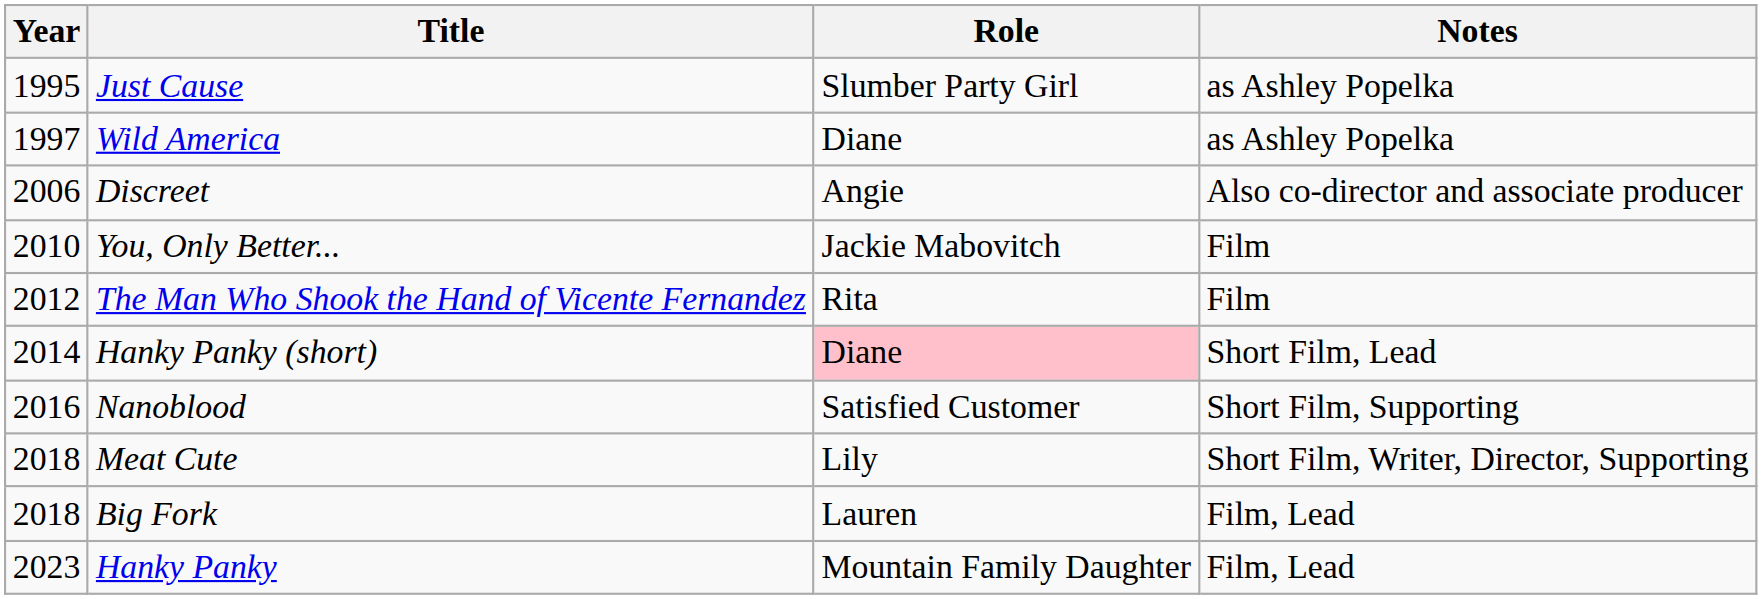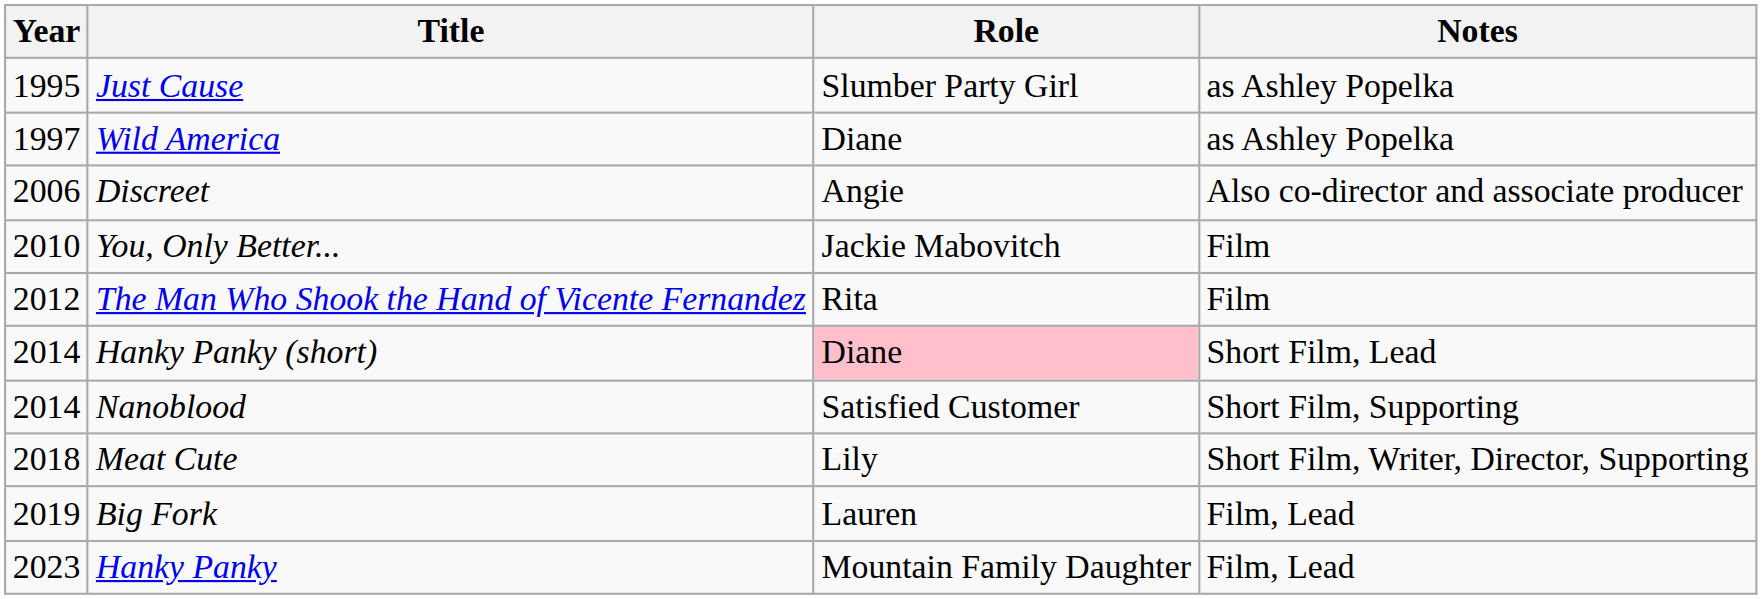(47, 406) 2016 -> (47, 406) 2014
(47, 513) 2018 -> (47, 513) 2019
